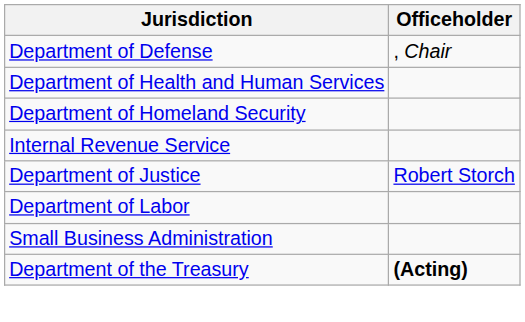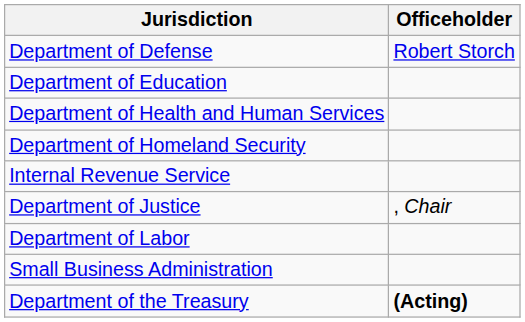(422, 51) , Chair -> (454, 51) Robert Storch
+ row: (118, 82)
(454, 176) Robert Storch -> (422, 207) , Chair
